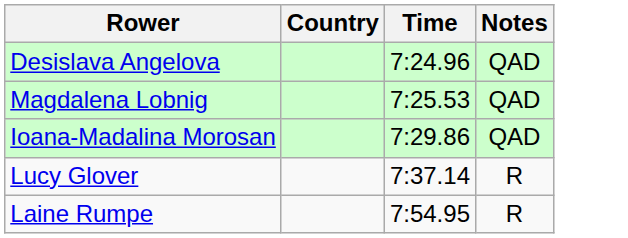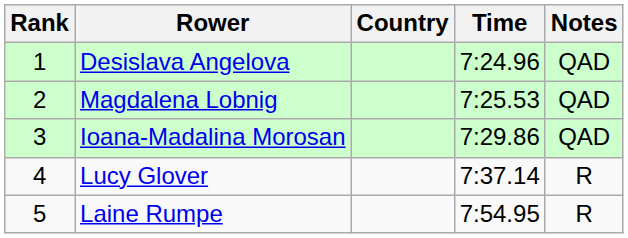+ column: (40, 23)
